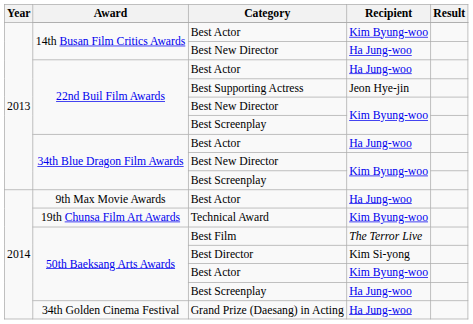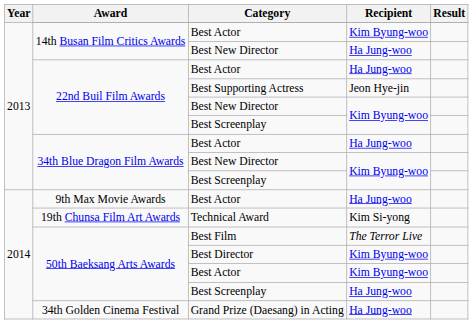(389, 217) Kim Byung-woo -> (379, 217) Kim Si-yong
(379, 254) Kim Si-yong -> (389, 254) Kim Byung-woo
